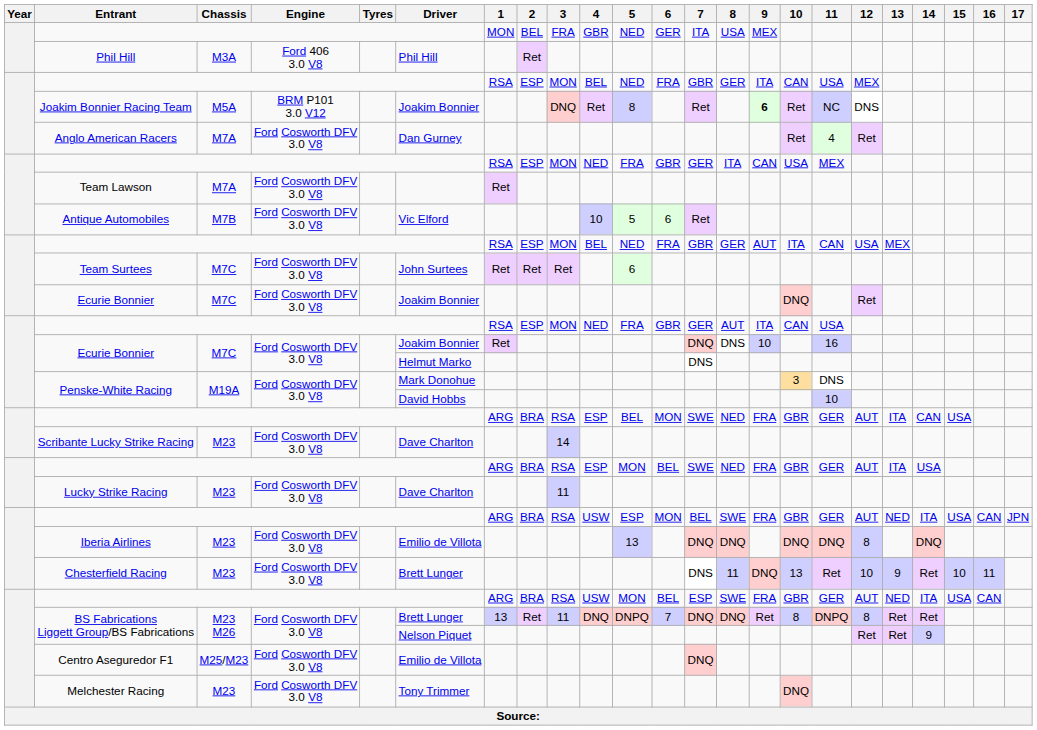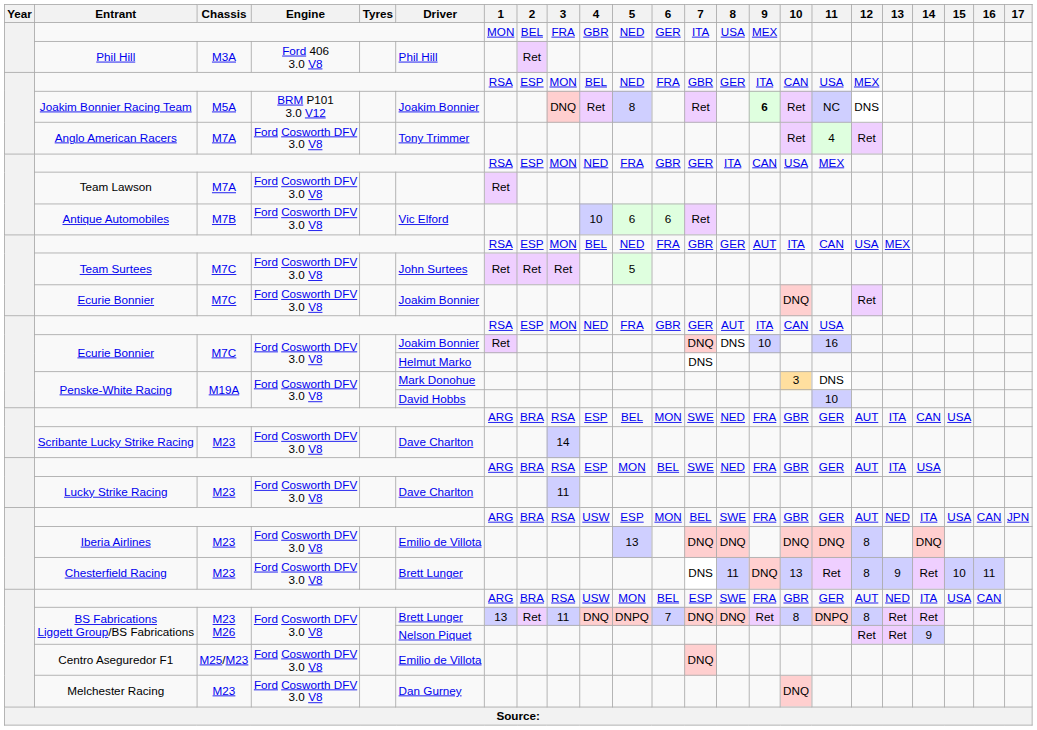(430, 138) Dan Gurney -> (434, 138) Tony Trimmer
(632, 219) 5 -> (632, 219) 6
(632, 269) 6 -> (632, 269) 5
(867, 573) 10 -> (867, 573) 8
(434, 691) Tony Trimmer -> (430, 691) Dan Gurney
